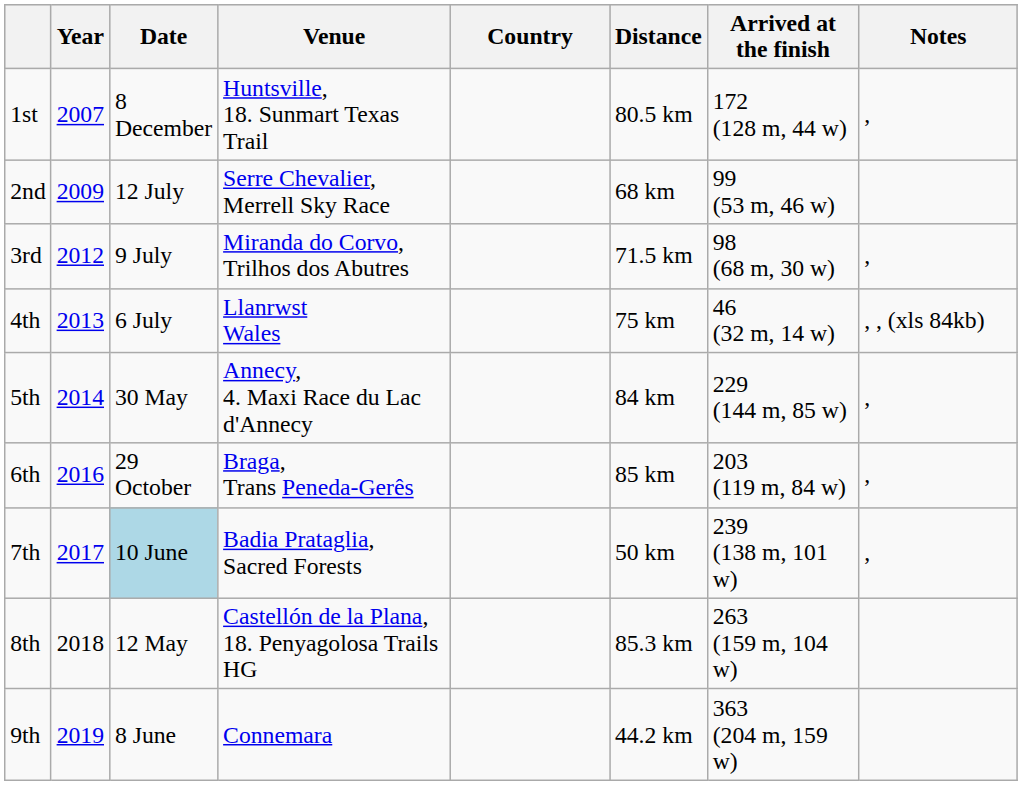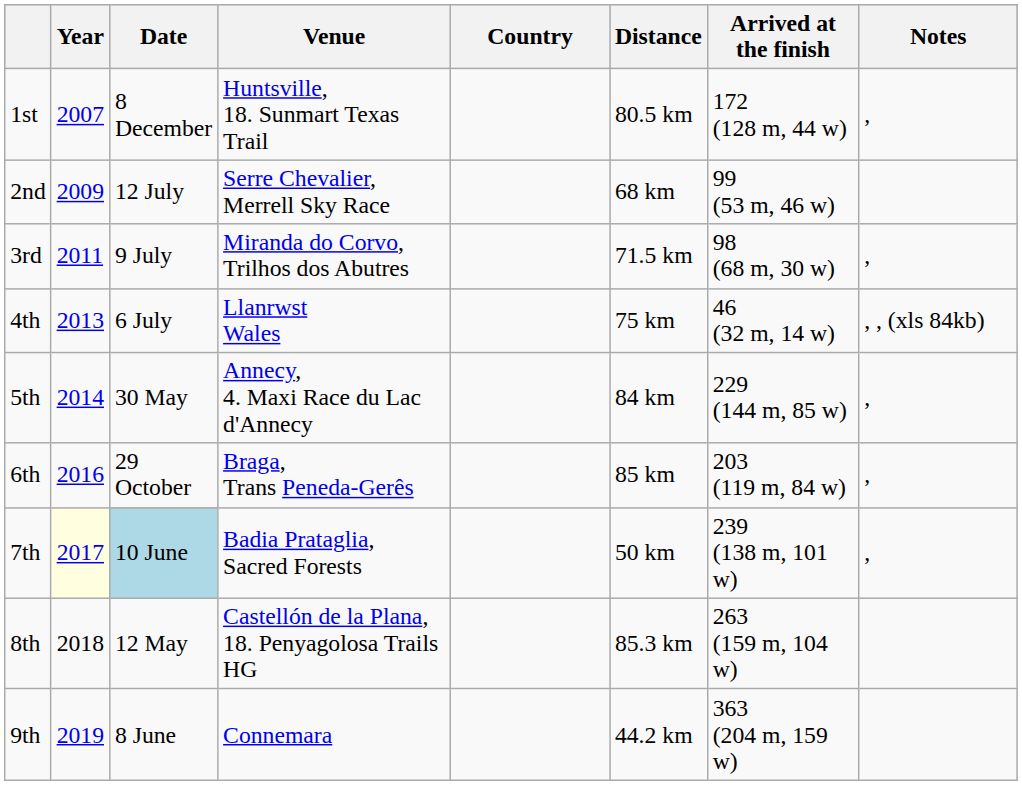(80, 255) 2012 -> (80, 255) 2011
(80, 552) no background -> (80, 552) lightyellow background
